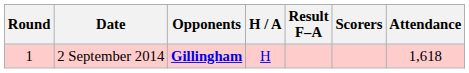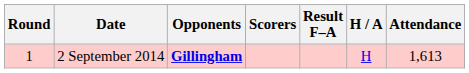columns swapped: (265, 24) <-> (359, 24)
(425, 56) 1,618 -> (425, 56) 1,613
